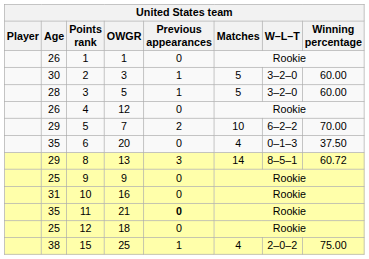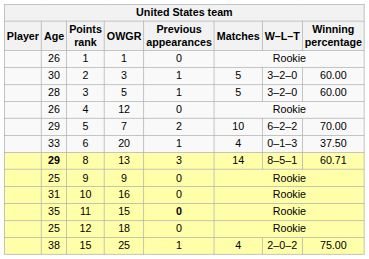(54, 144) 35 -> (54, 144) 33
(179, 144) 0 -> (179, 144) 1
(54, 161) normal -> (54, 161) bold
(333, 161) 60.72 -> (333, 161) 60.71
(124, 212) 21 -> (124, 212) 15
